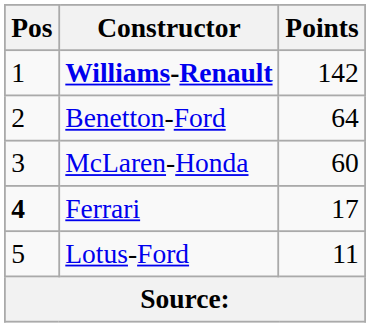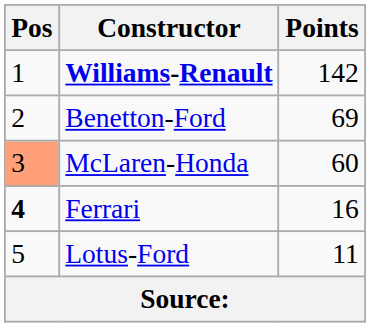(345, 118) 64 -> (345, 118) 69
(18, 163) no background -> (18, 163) lightsalmon background
(345, 208) 17 -> (345, 208) 16
